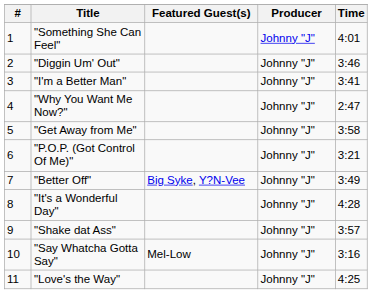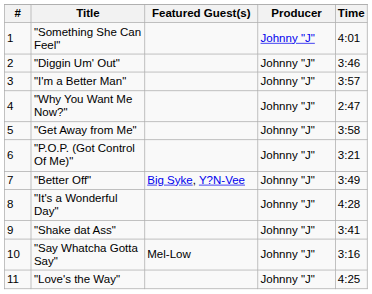(349, 81) 3:41 -> (349, 81) 3:57
(349, 229) 3:57 -> (349, 229) 3:41
